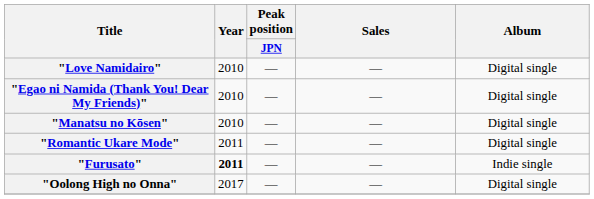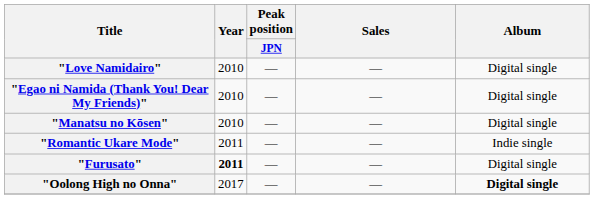(522, 143) Digital single -> (522, 143) Indie single
(522, 163) Indie single -> (522, 163) Digital single
(522, 184) normal -> (522, 184) bold
